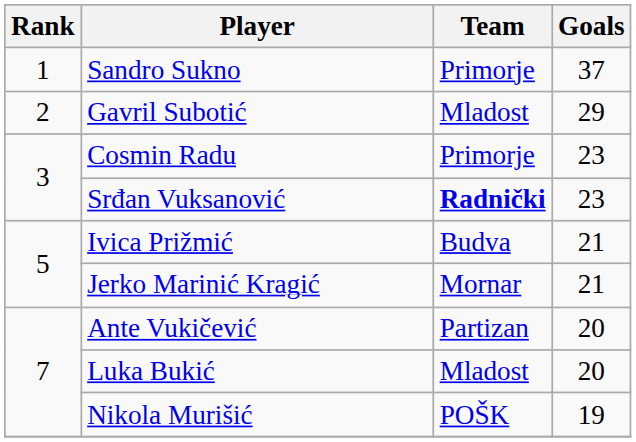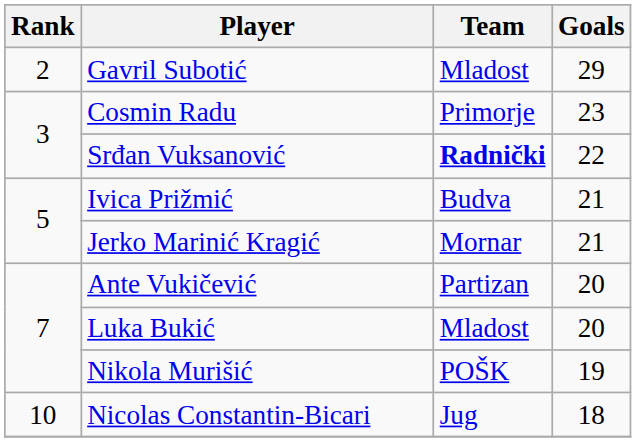- row: (164, 69)
(591, 198) 23 -> (591, 155) 22
+ row: (229, 414)
